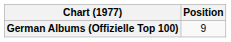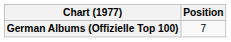(203, 28) 9 -> (203, 28) 7
